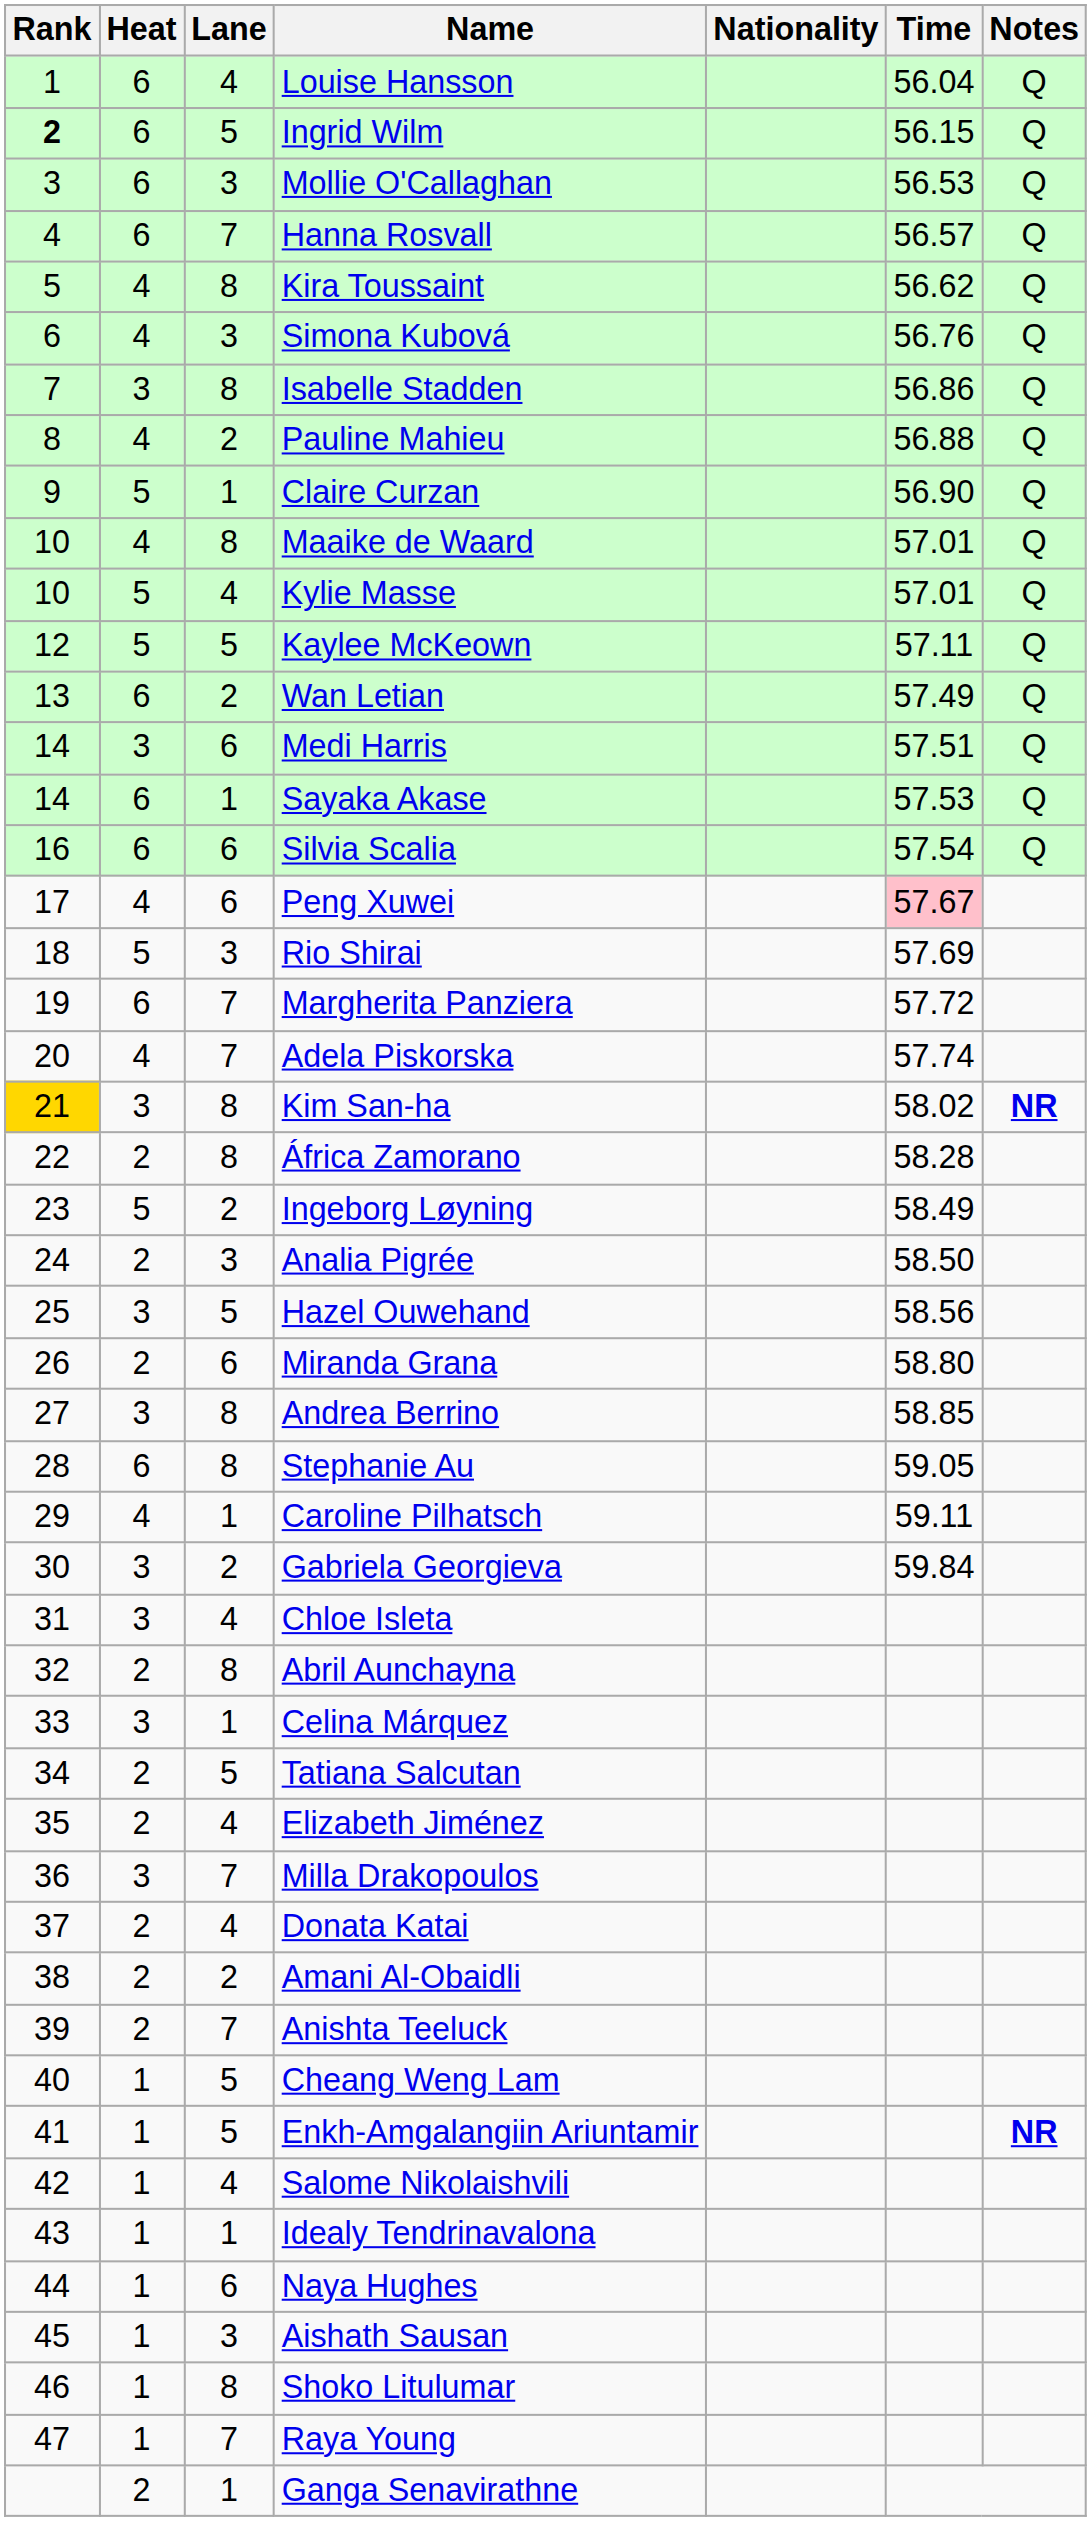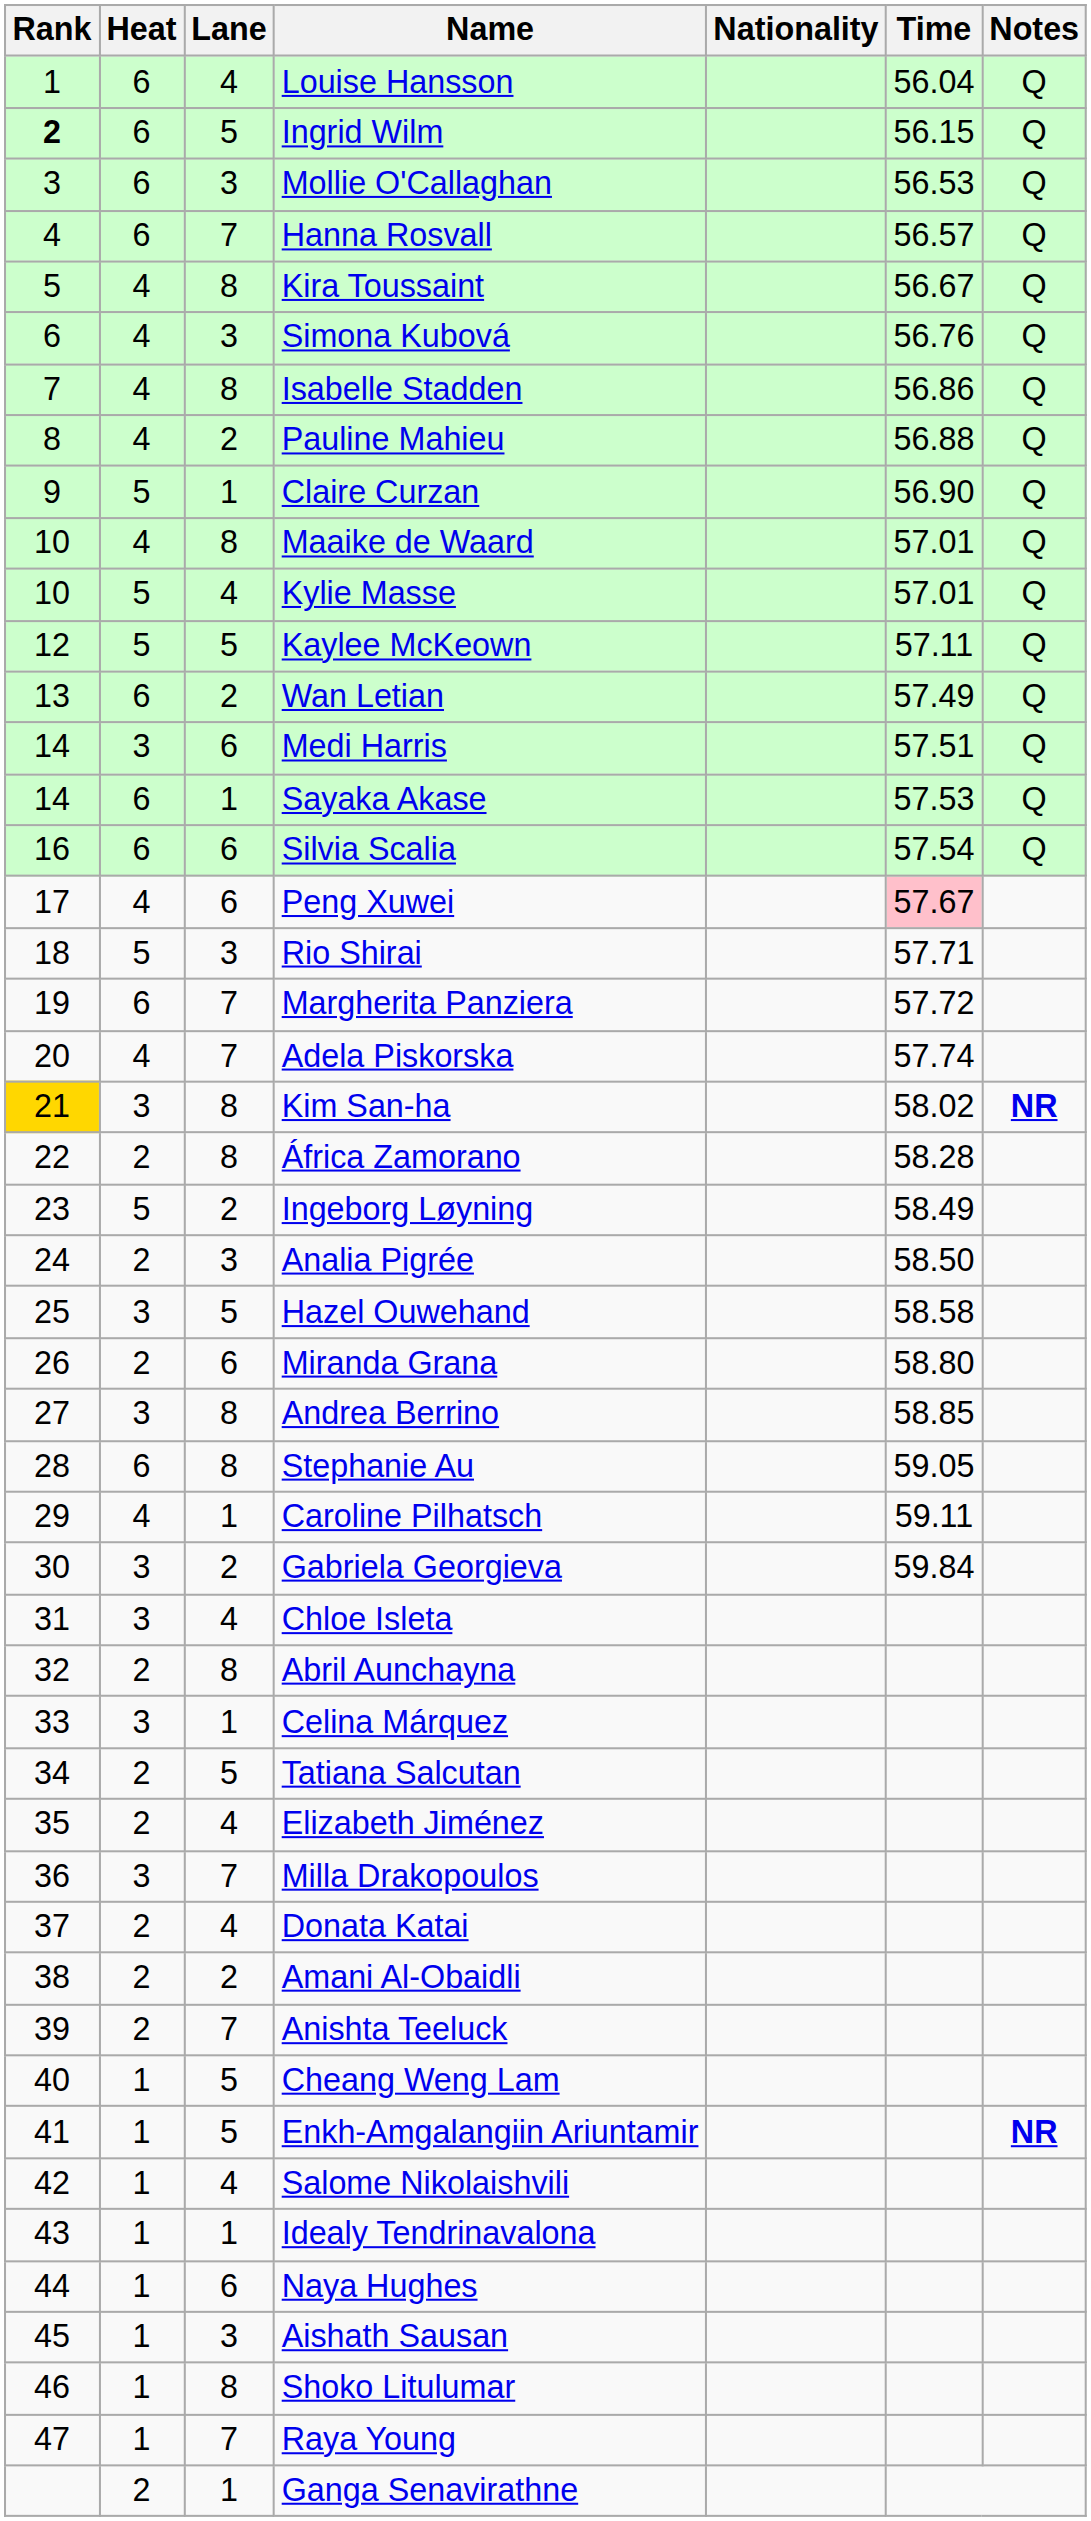(934, 286) 56.62 -> (934, 286) 56.67
(141, 388) 3 -> (141, 388) 4
(934, 952) 57.69 -> (934, 952) 57.71
(934, 1311) 58.56 -> (934, 1311) 58.58
